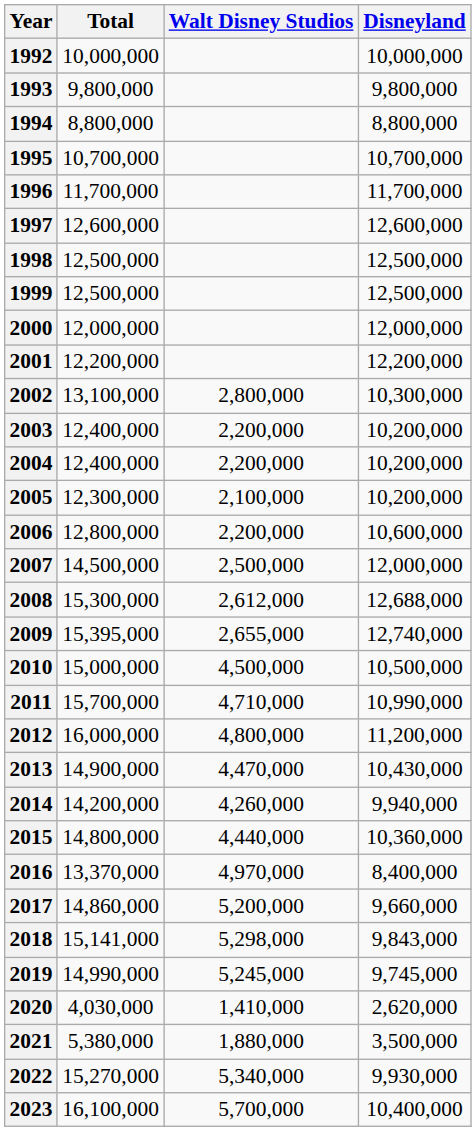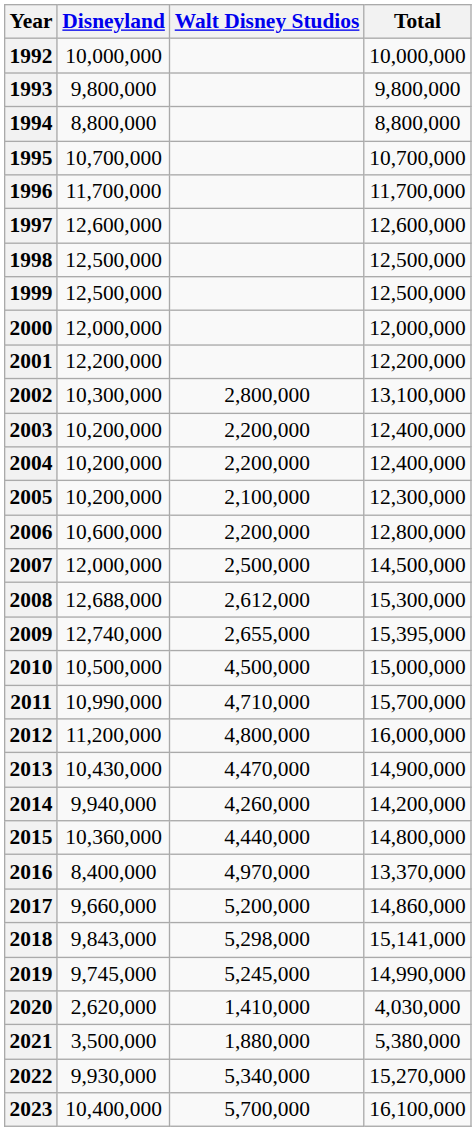columns swapped: (415, 21) <-> (111, 21)
